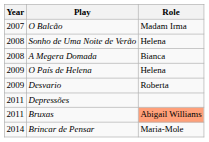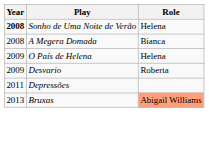- row: (45, 26)
(15, 41) normal -> (15, 26) bold
(15, 115) 2011 -> (15, 100) 2013
- row: (61, 130)
